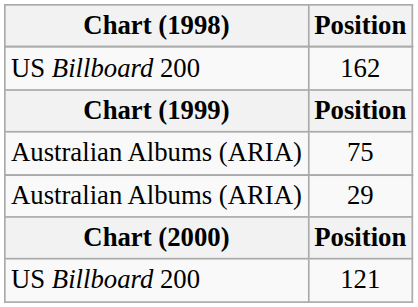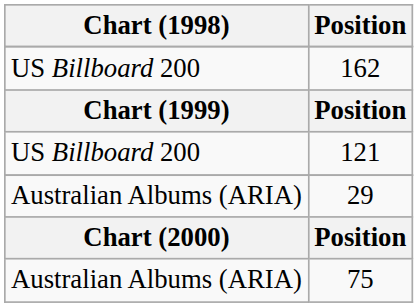rows swapped: (360, 152) <-> (360, 279)
